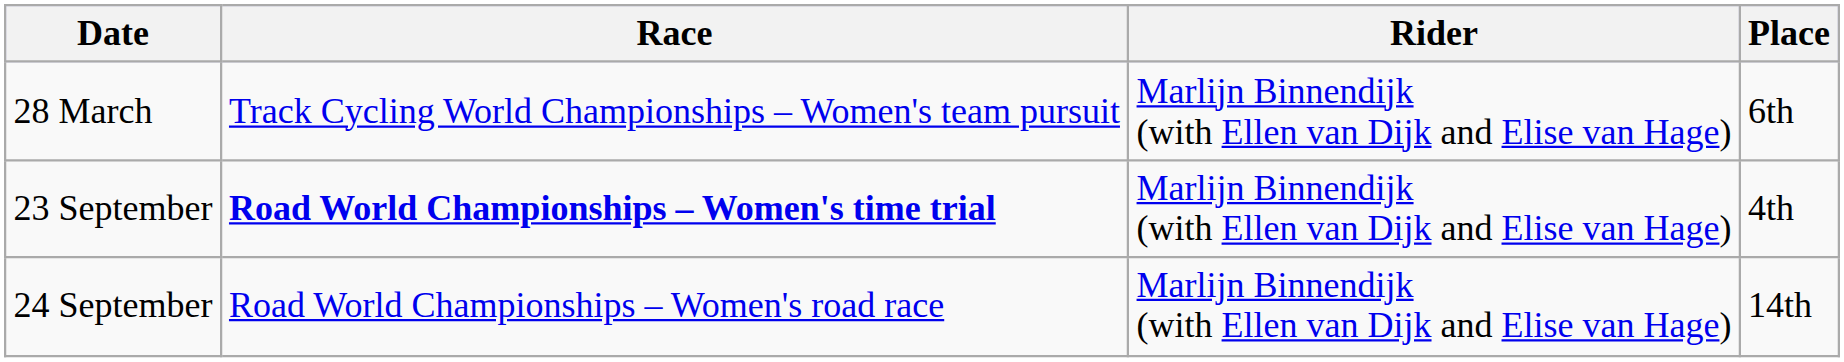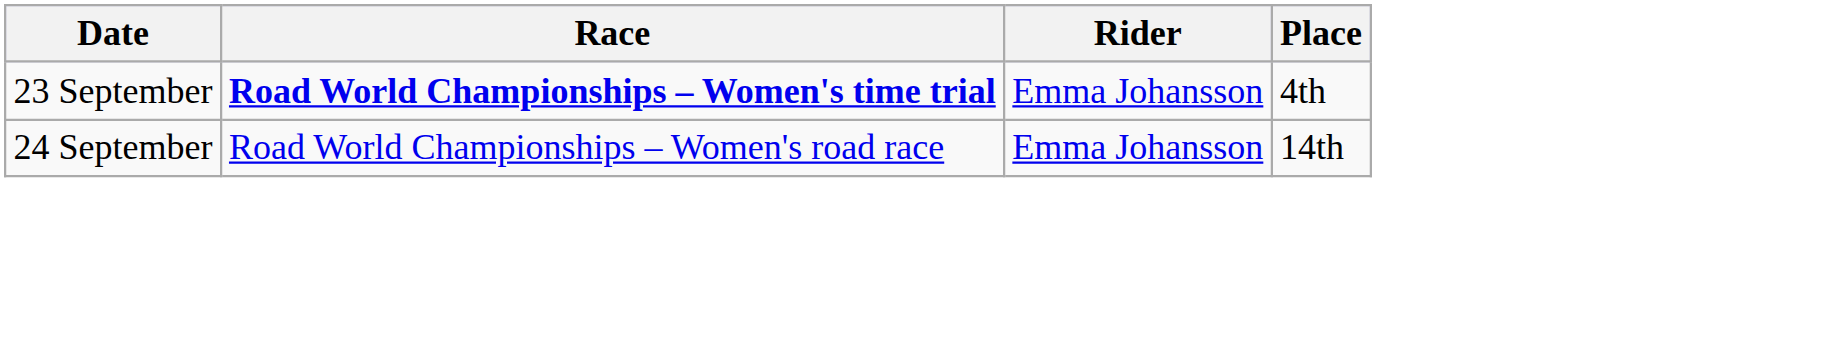- row: (83, 110)
(1434, 207) Marlijn Binnendijk (with Ellen van Dijk and Elise van Hage) -> (1138, 90) Emma Johansson
(1434, 305) Marlijn Binnendijk (with Ellen van Dijk and Elise van Hage) -> (1138, 147) Emma Johansson
